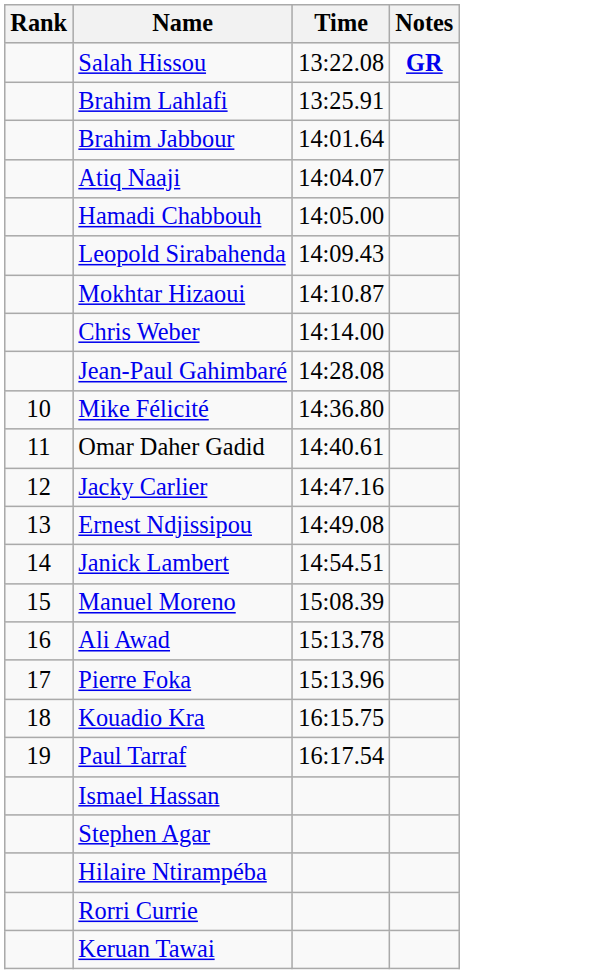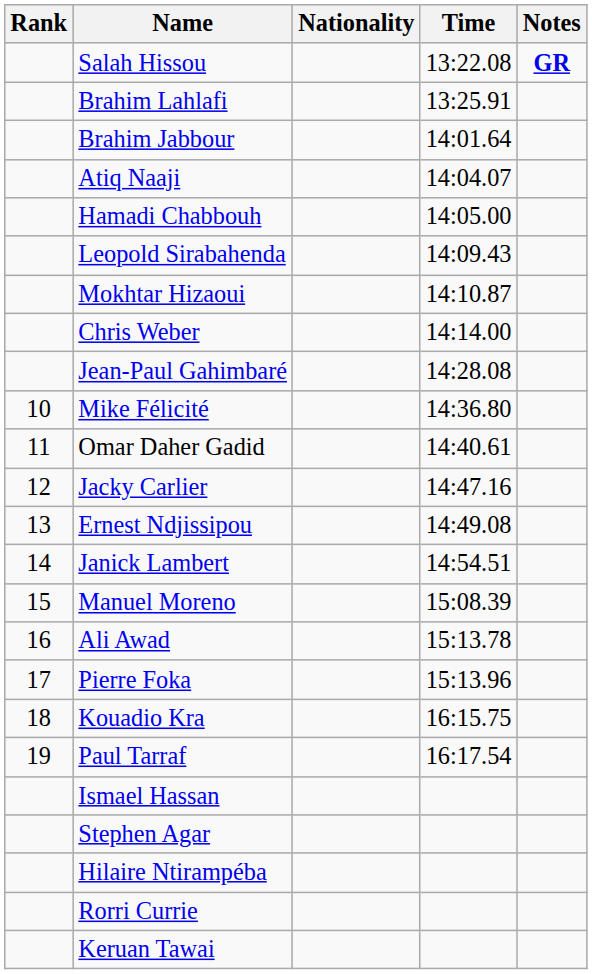+ column: (356, 23)
